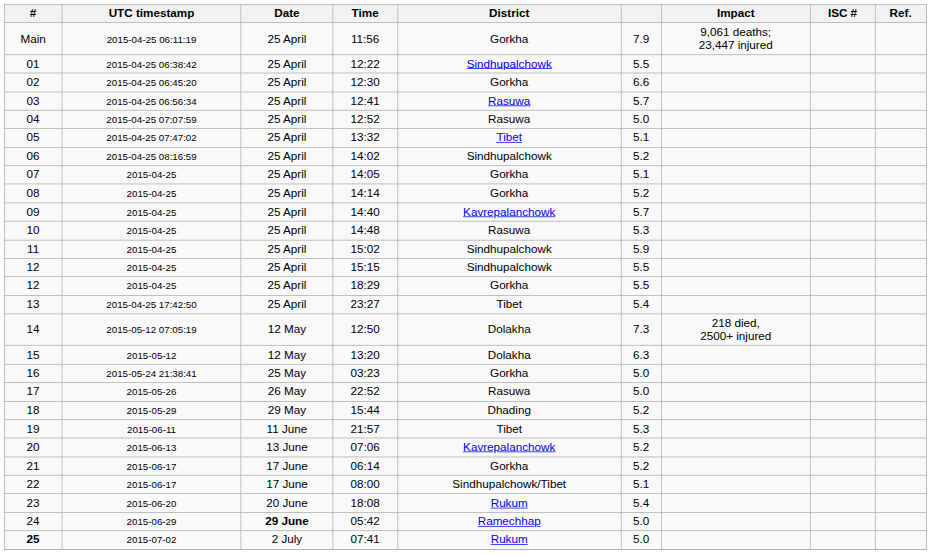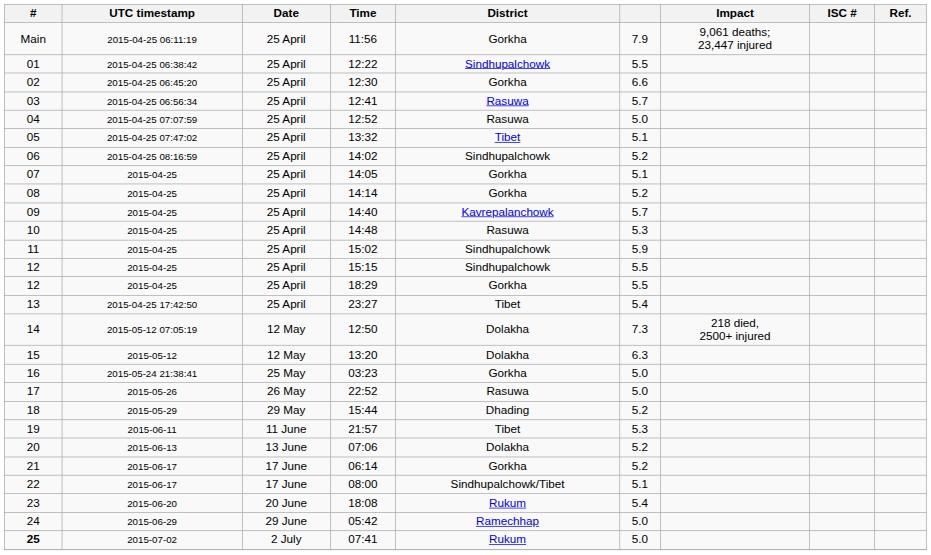(509, 447) Kavrepalanchowk -> (508, 447) Dolakha
(287, 521) bold -> (286, 521) normal
